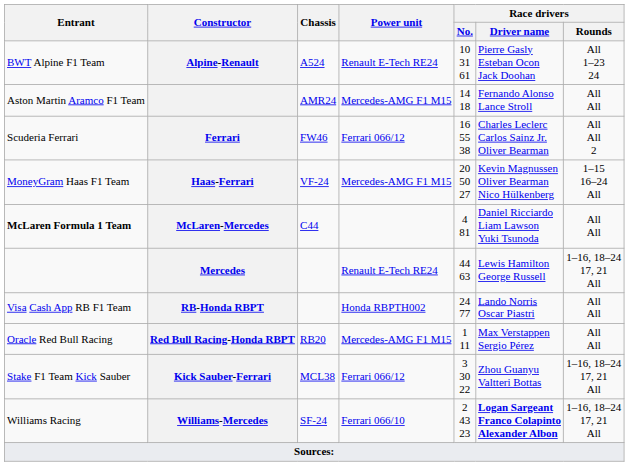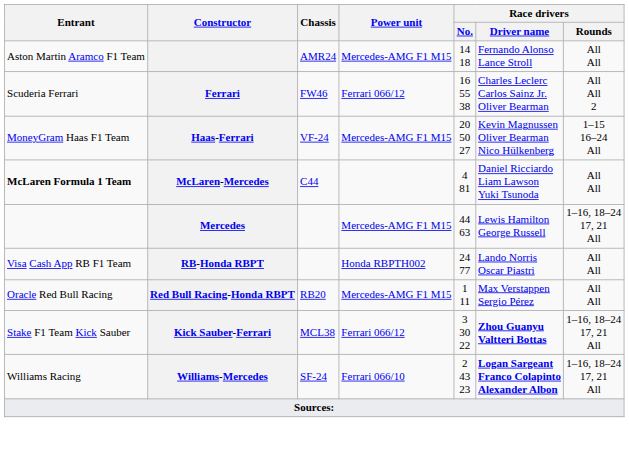- row: (222, 62)
(390, 270) Renault E-Tech RE24 -> (396, 225) Mercedes-AMG F1 M15
(510, 376) normal -> (512, 332) bold
